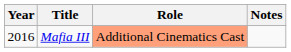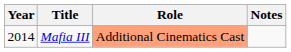(21, 36) 2016 -> (21, 36) 2014
